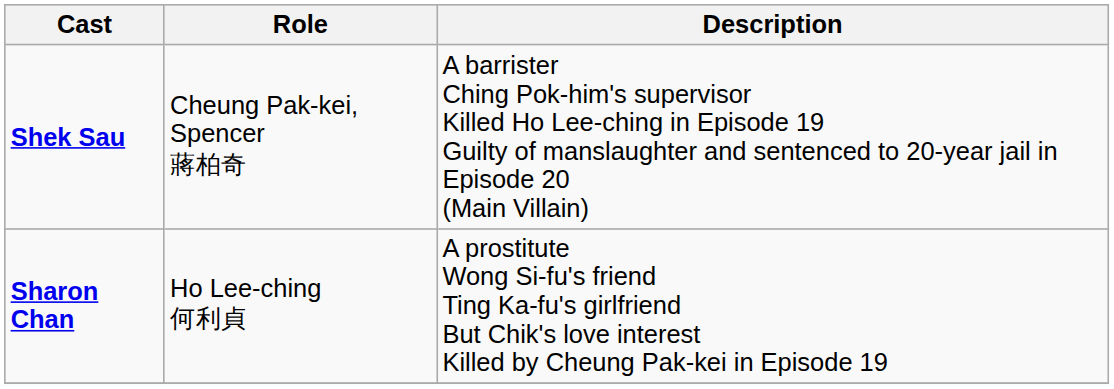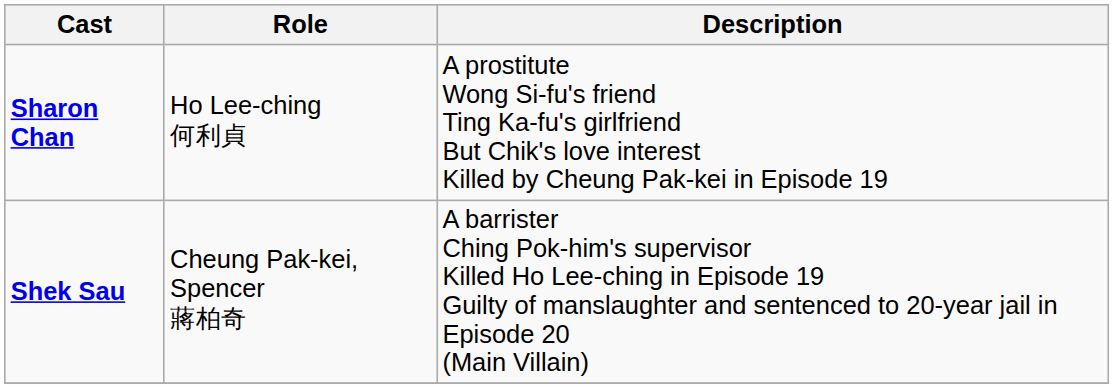rows swapped: (68, 136) <-> (54, 305)
